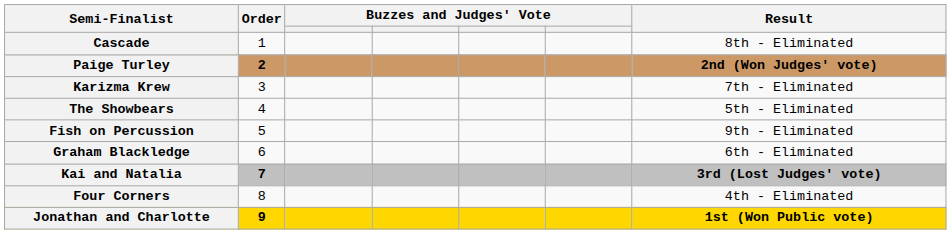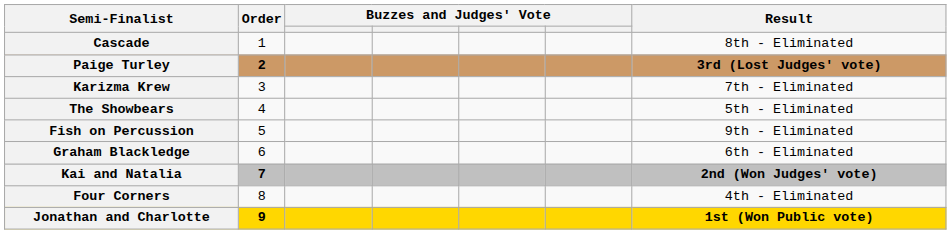(789, 65) 2nd (Won Judges' vote) -> (789, 65) 3rd (Lost Judges' vote)
(789, 175) 3rd (Lost Judges' vote) -> (789, 175) 2nd (Won Judges' vote)
